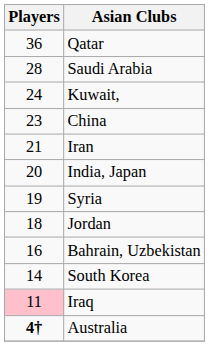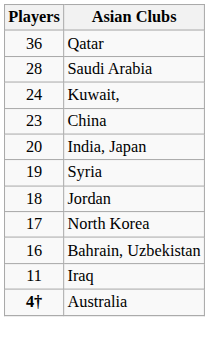- row: (81, 146)
+ row: (108, 224)
- row: (108, 276)
(34, 302) pink background -> (34, 276) no background
